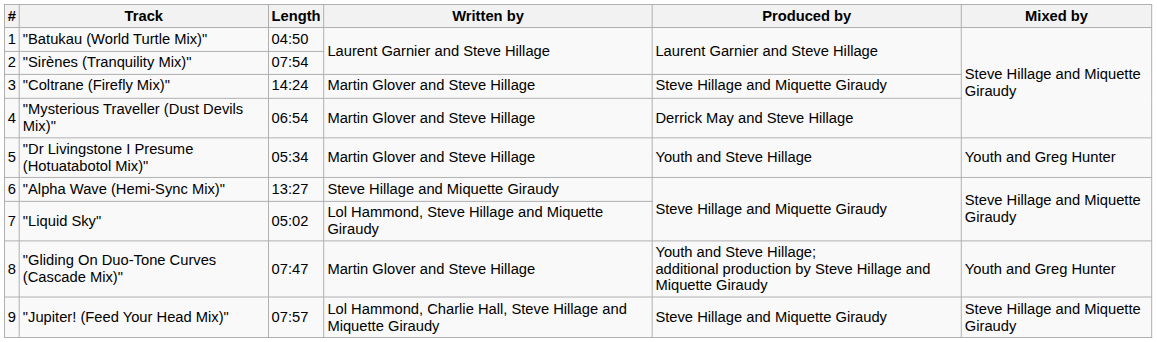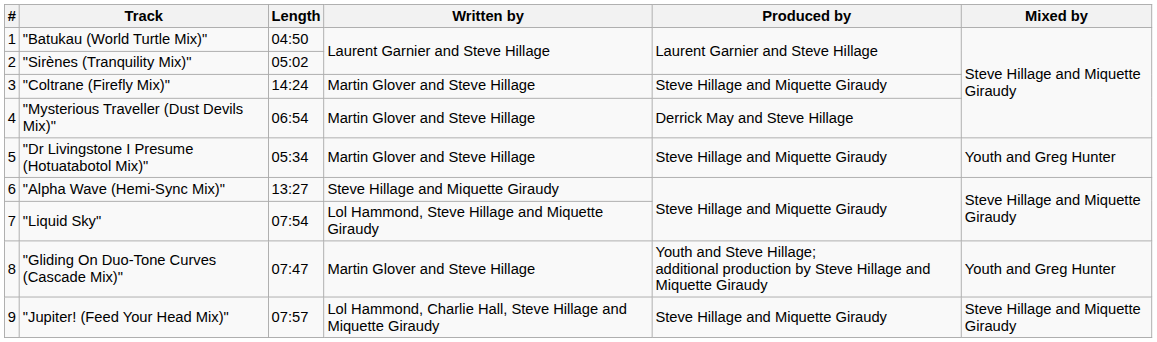(290, 62) 07:54 -> (290, 62) 05:02
(734, 157) Youth and Steve Hillage -> (771, 157) Steve Hillage and Miquette Giraudy
(290, 220) 05:02 -> (290, 220) 07:54
